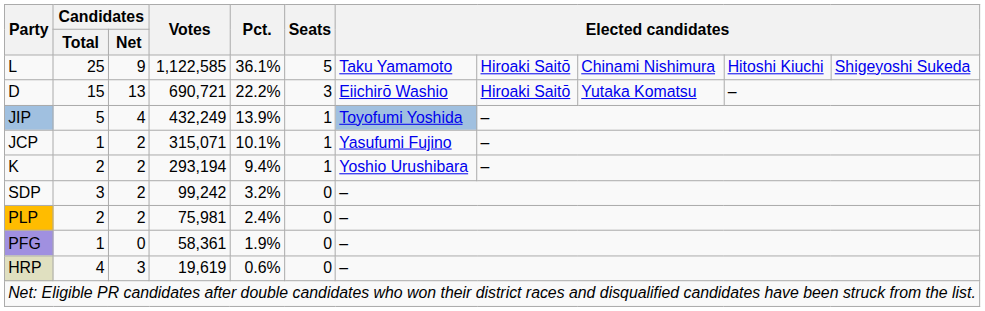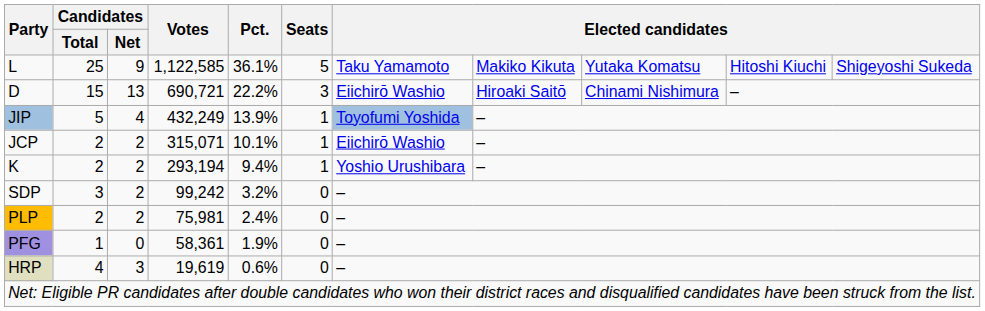(525, 67) Hiroaki Saitō -> (525, 67) Makiko Kikuta
(648, 67) Chinami Nishimura -> (643, 67) Yutaka Komatsu
(639, 92) Yutaka Komatsu -> (652, 92) Chinami Nishimura
(100, 142) 1 -> (99, 142) 2
(395, 142) Yasufumi Fujino -> (390, 142) Eiichirō Washio
